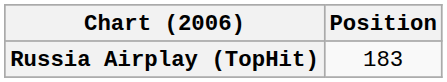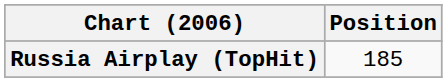(383, 60) 183 -> (383, 60) 185
